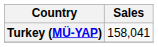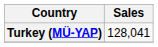(129, 32) 158,041 -> (129, 32) 128,041
